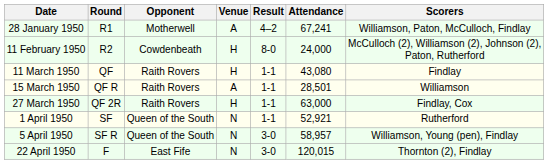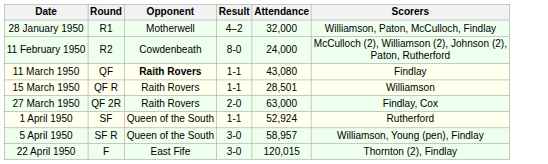- column: (234, 12)
(316, 28) 67,241 -> (282, 28) 32,000
(170, 71) normal -> (170, 71) bold
(269, 103) 1-1 -> (234, 103) 2-0
(316, 119) 52,921 -> (282, 119) 52,924
